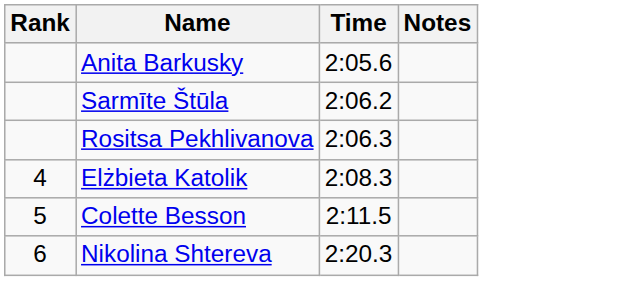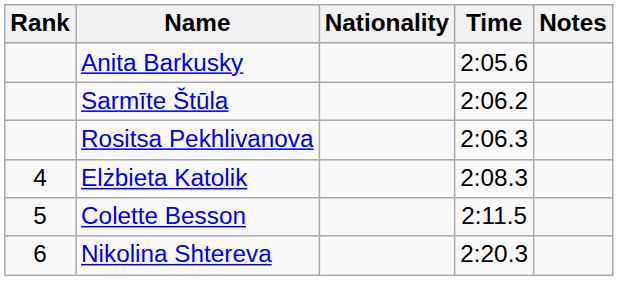+ column: (387, 23)
